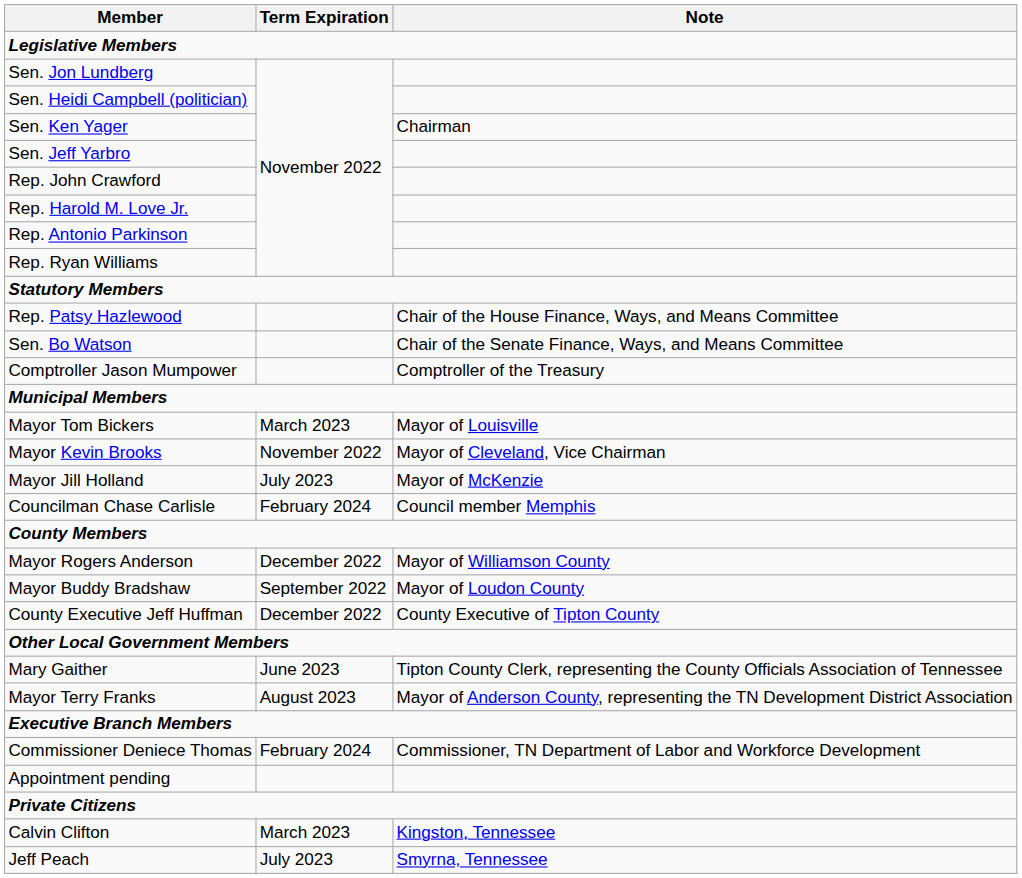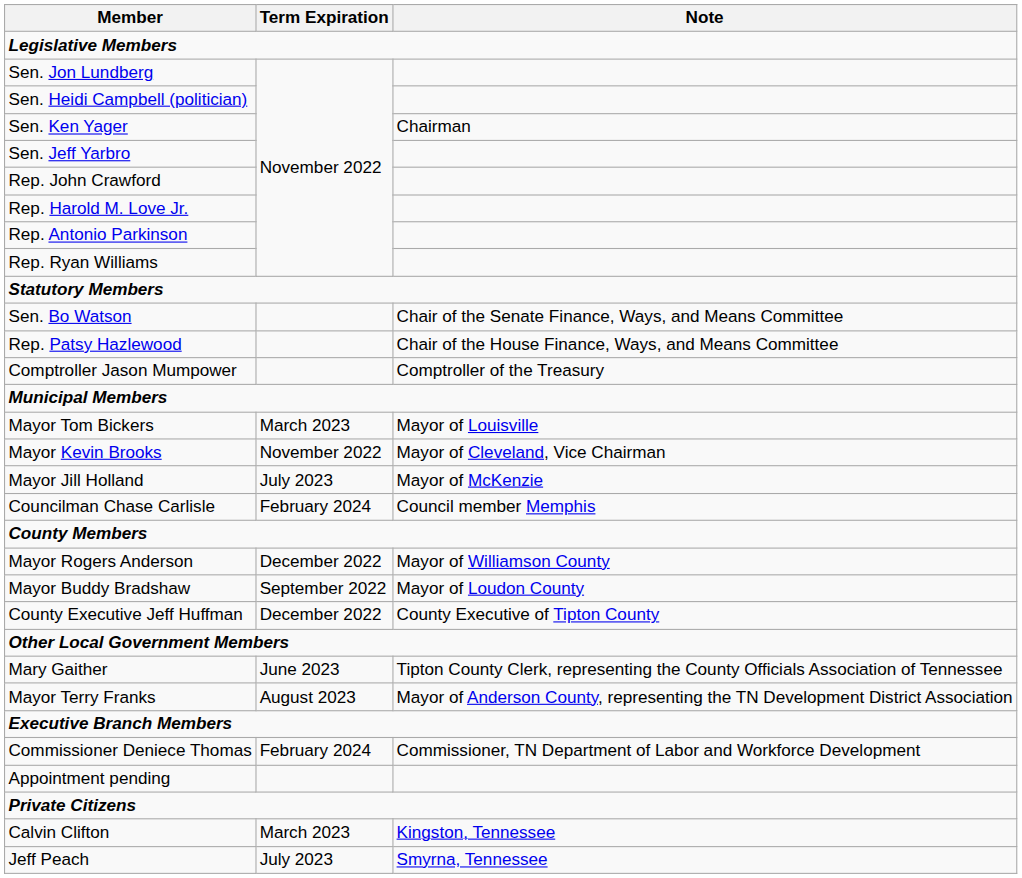rows swapped: (70, 343) <-> (95, 316)
